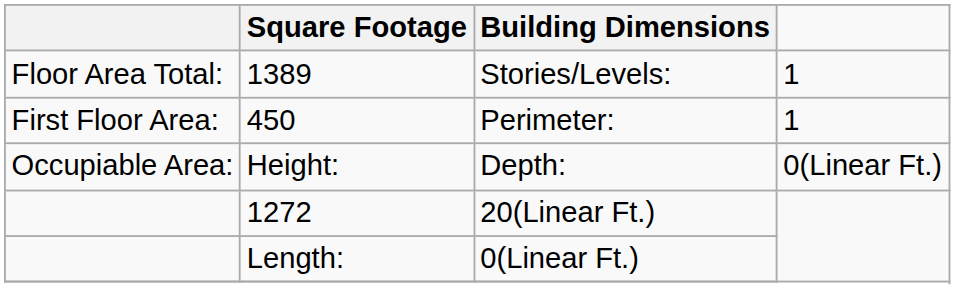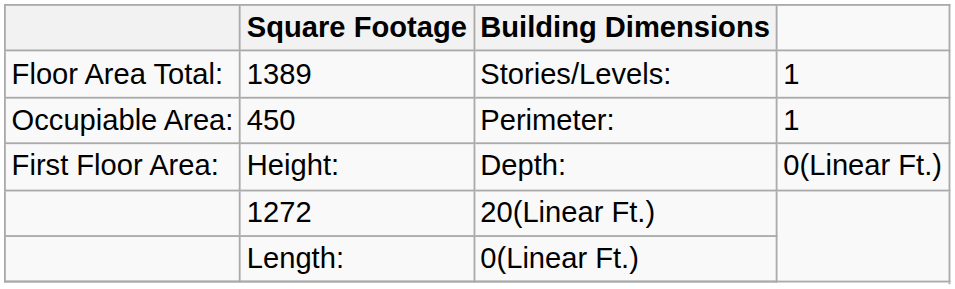(115, 119) First Floor Area: -> (123, 119) Occupiable Area:
(123, 166) Occupiable Area: -> (115, 166) First Floor Area:
